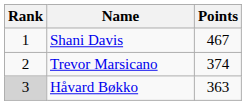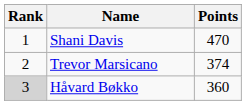(218, 40) 467 -> (218, 40) 470
(218, 87) 363 -> (218, 87) 360
